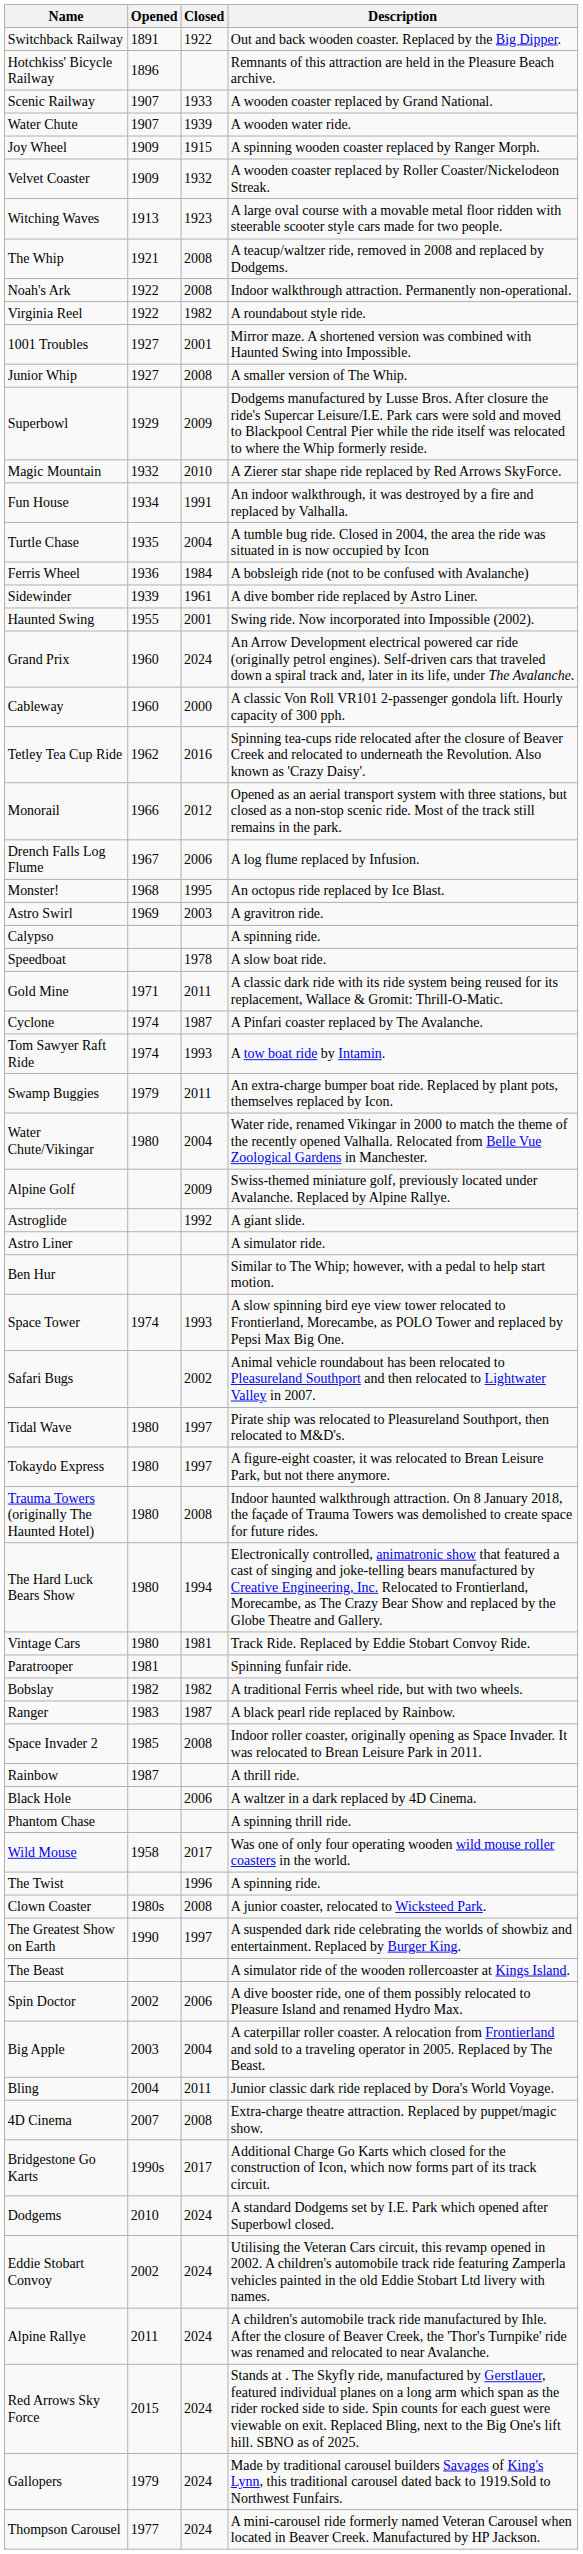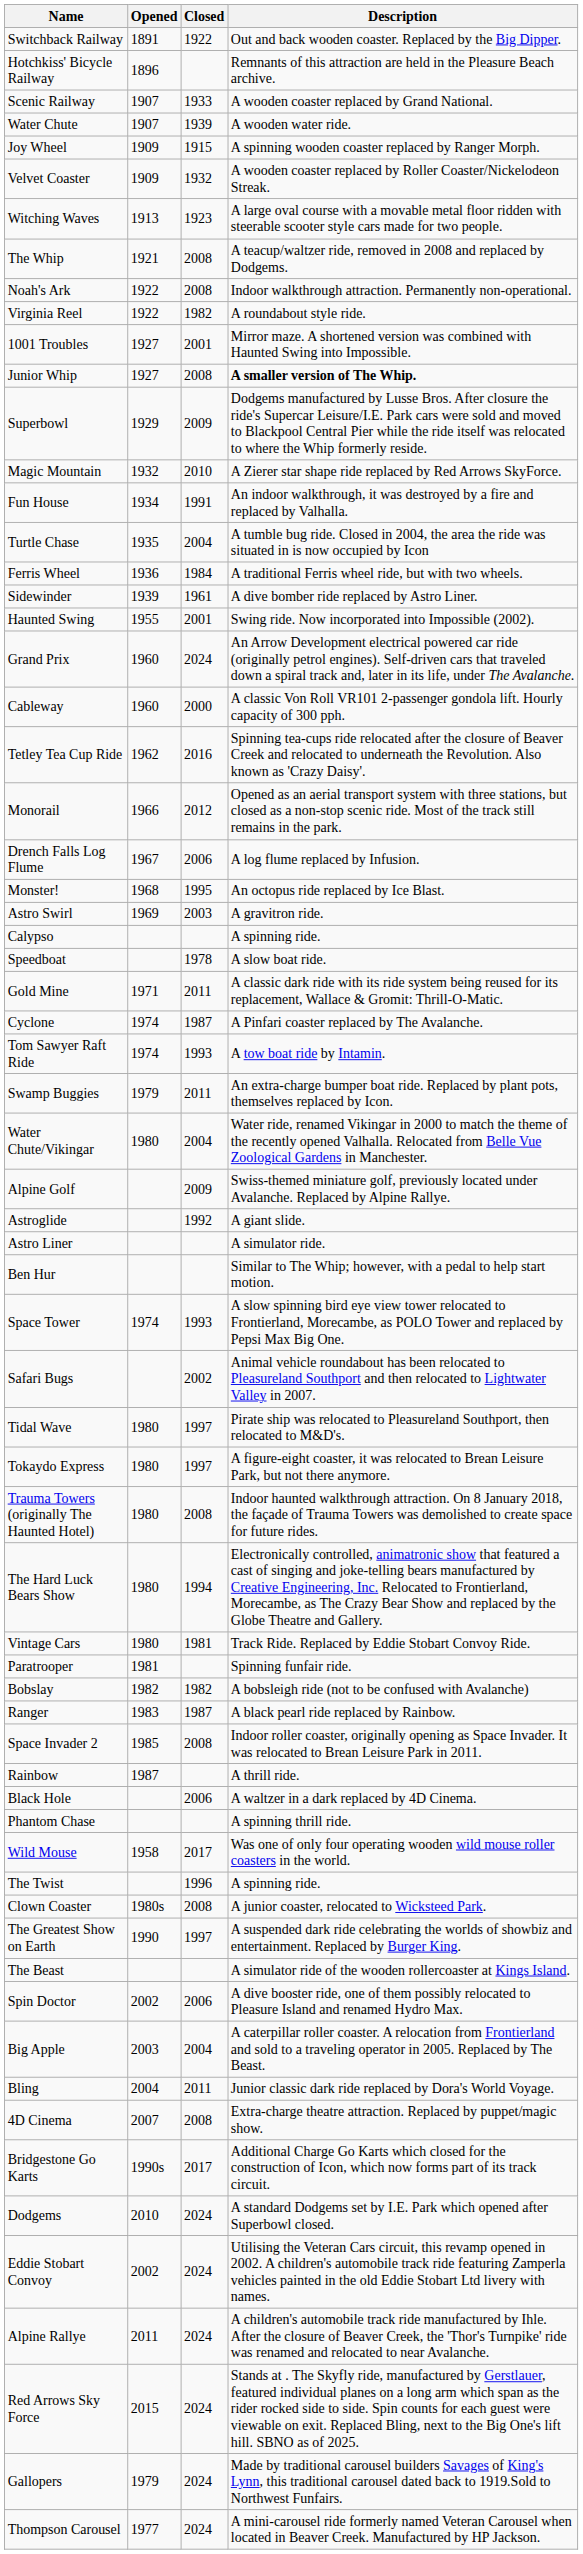(319, 375) normal -> (324, 375) bold
(380, 573) A bobsleigh ride (not to be confused with Avalanche) -> (377, 573) A traditional Ferris wheel ride, but with two wheels.
(377, 1689) A traditional Ferris wheel ride, but with two wheels. -> (380, 1689) A bobsleigh ride (not to be confused with Avalanche)
